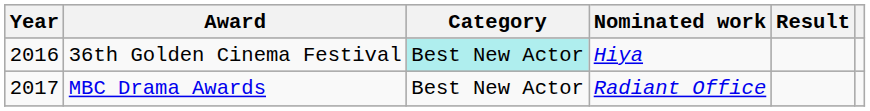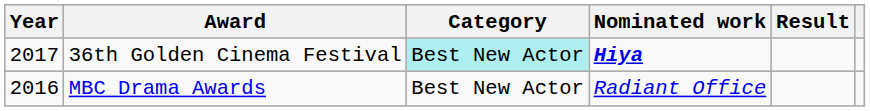(34, 55) 2016 -> (34, 55) 2017
(618, 55) normal -> (618, 55) bold
(34, 88) 2017 -> (34, 88) 2016
